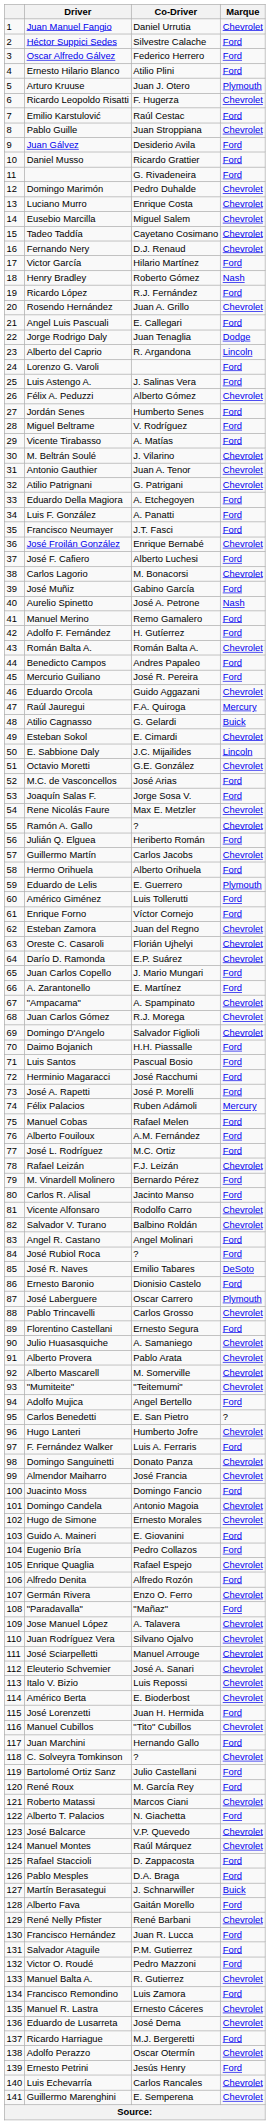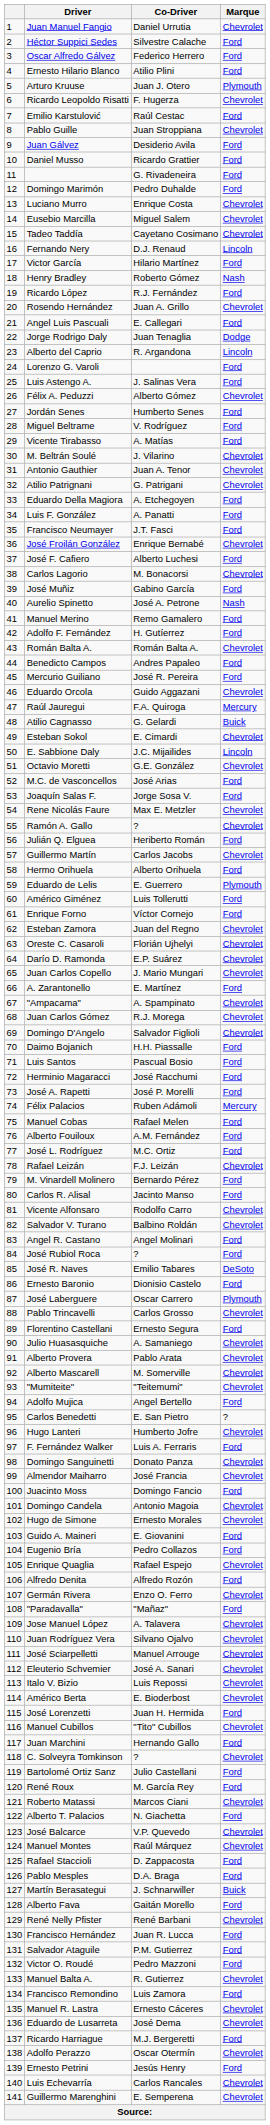(243, 189) Chevrolet -> (232, 189) Ford
(243, 248) Chevrolet -> (238, 248) Lincoln
(232, 973) Ford -> (243, 973) Chevrolet
